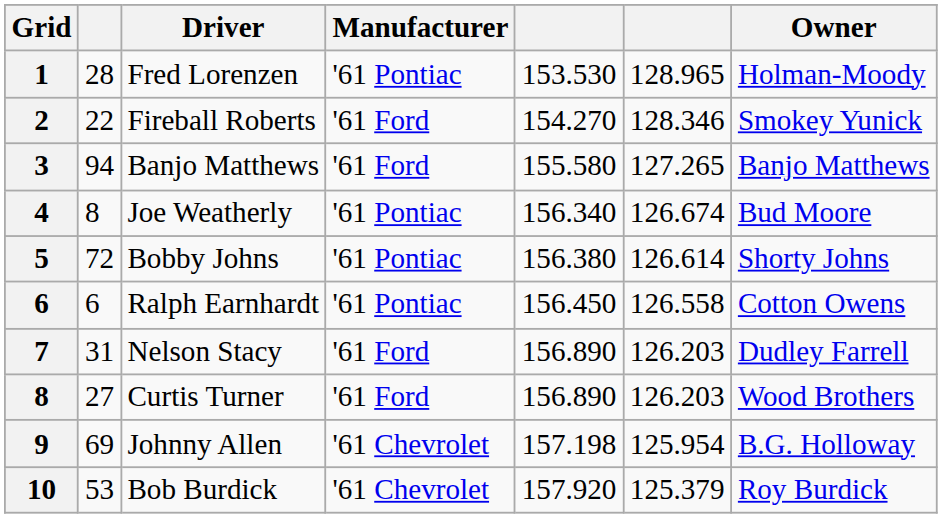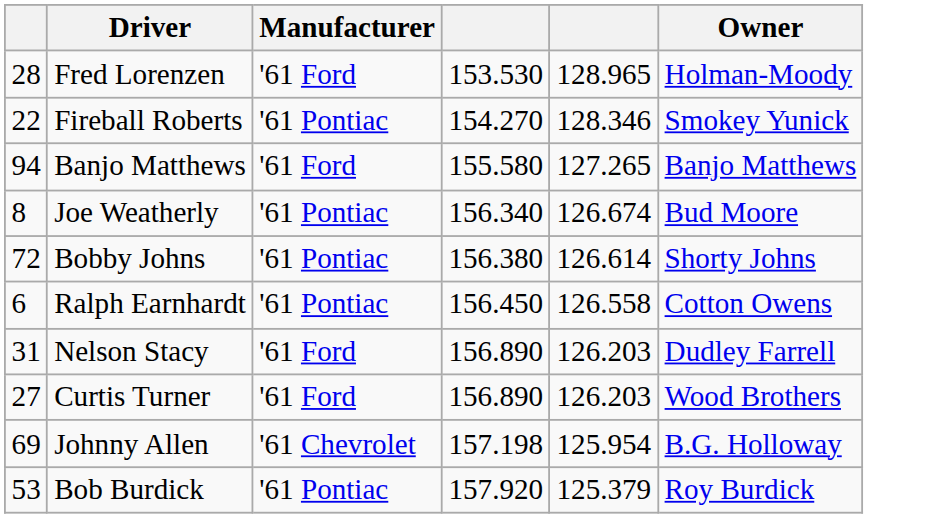- column: (42, 27)
(397, 73) '61 Pontiac -> (308, 73) '61 Ford
(381, 119) '61 Ford -> (324, 119) '61 Pontiac
(411, 489) '61 Chevrolet -> (324, 489) '61 Pontiac
